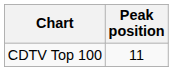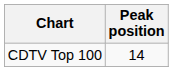(137, 54) 11 -> (137, 54) 14
